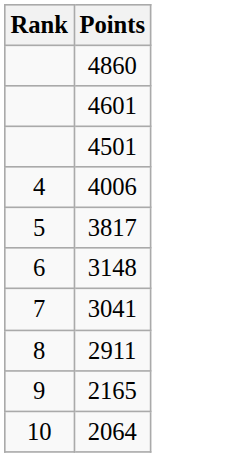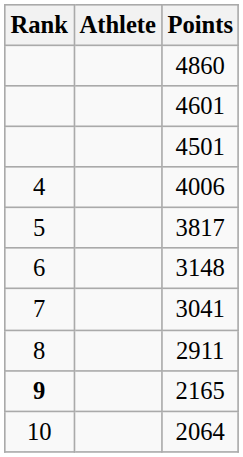+ column: (118, 24)
(39, 390) normal -> (39, 390) bold
